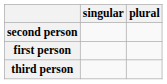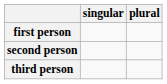rows swapped: (42, 50) <-> (42, 32)
